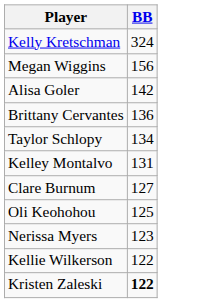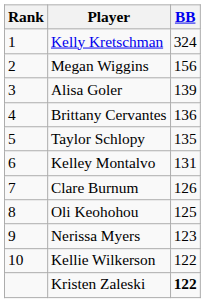+ column: (26, 17)
(142, 90) 142 -> (185, 90) 139
(142, 138) 134 -> (185, 138) 135
(142, 187) 127 -> (185, 187) 126
